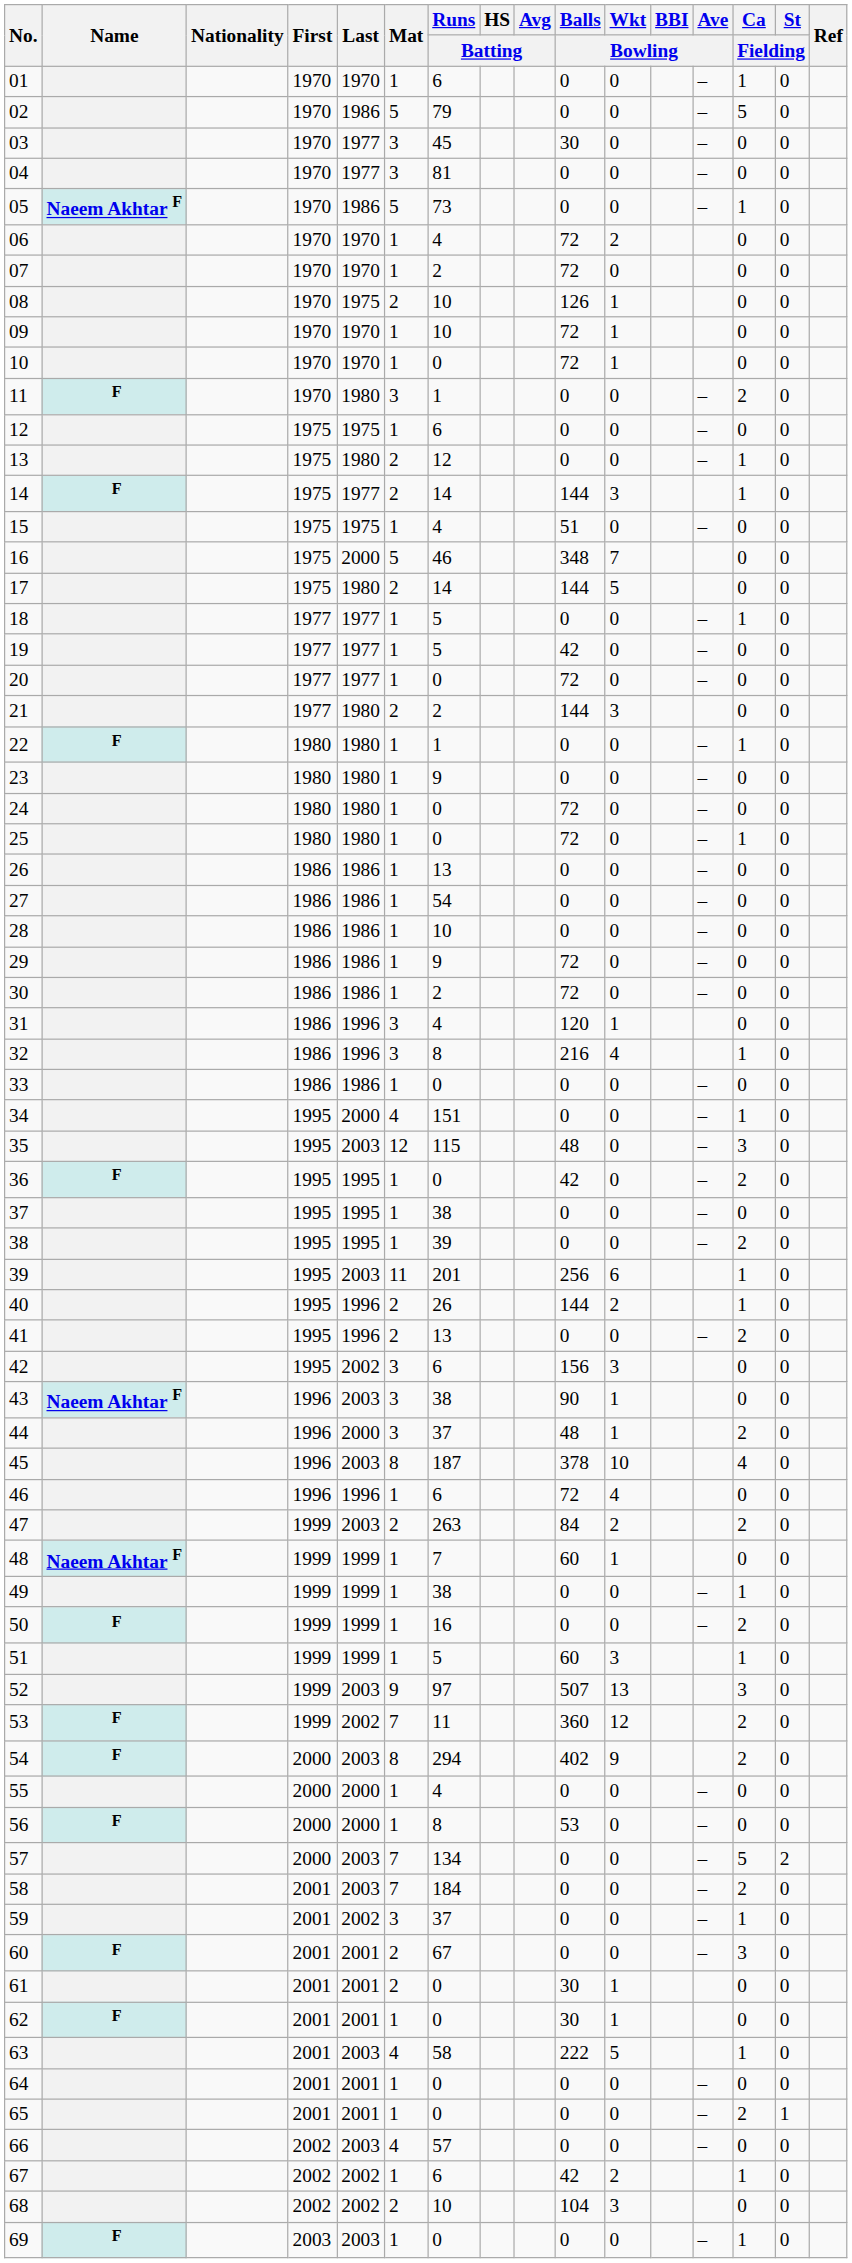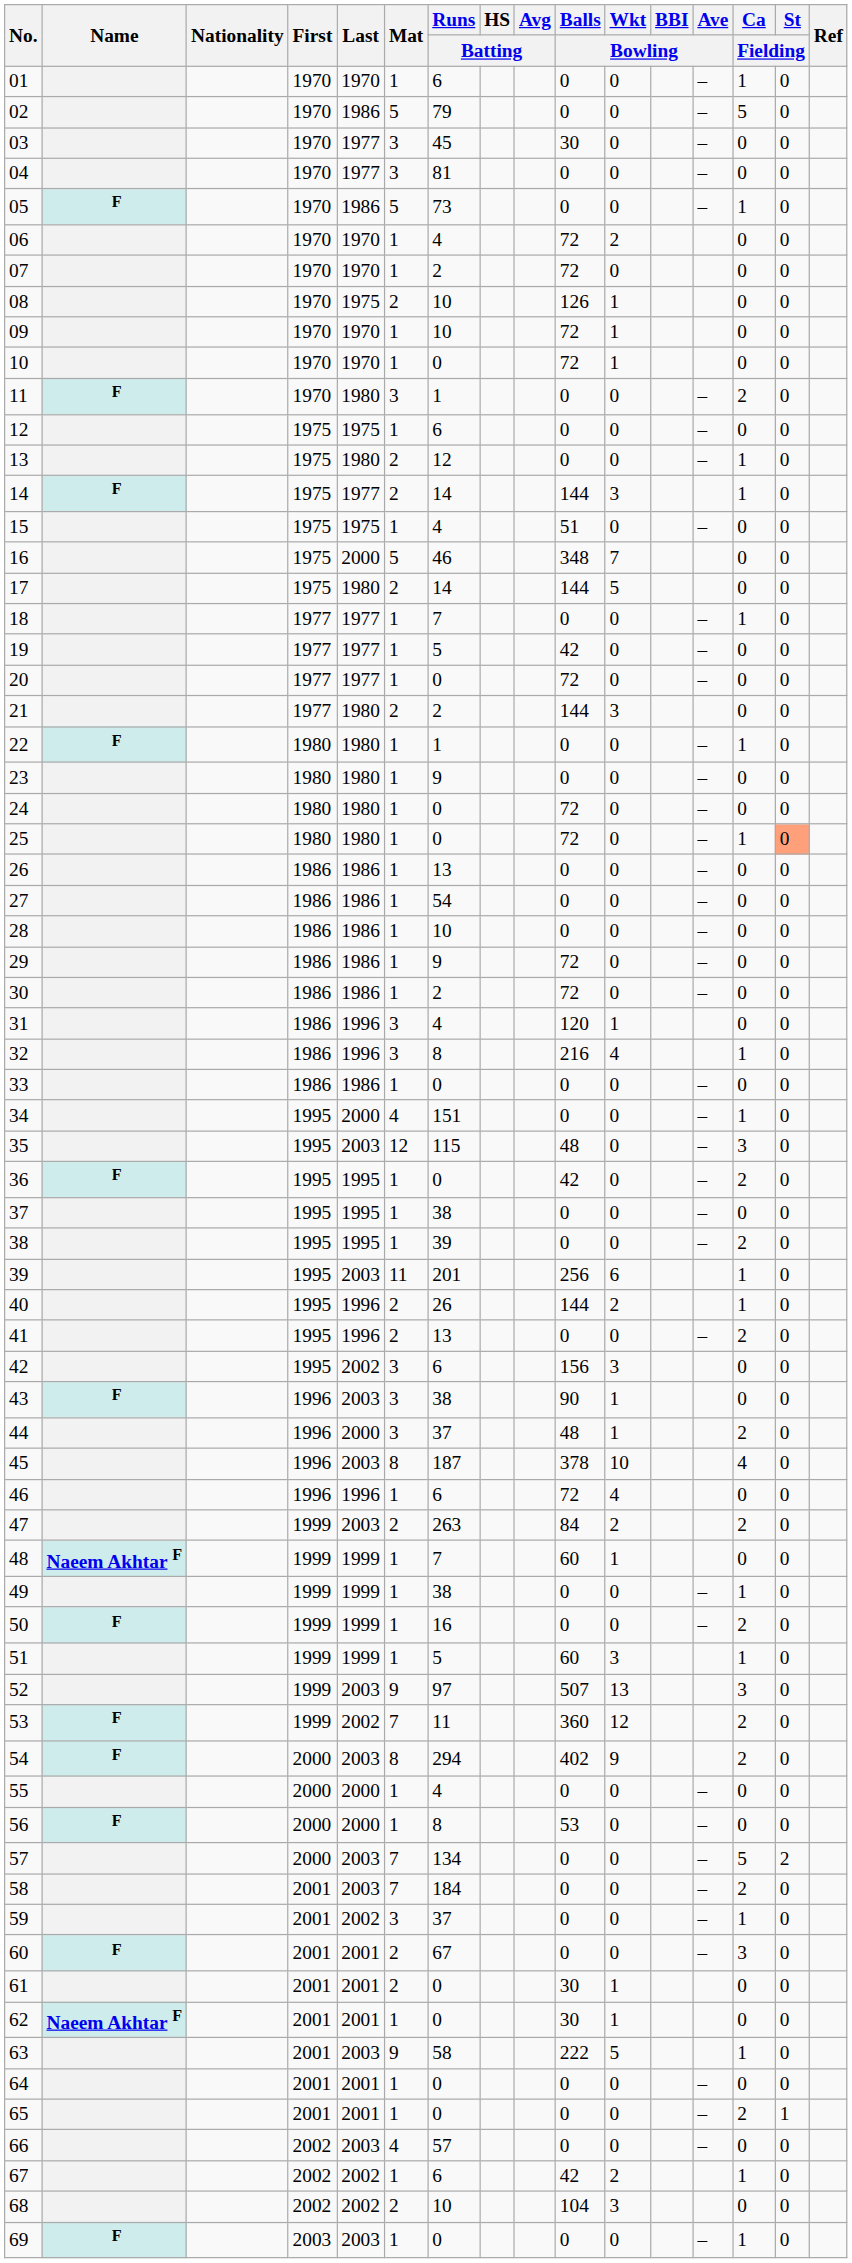(114, 206) Naeem Akhtar F -> (114, 206) F
(437, 618) 5 -> (437, 618) 7
(785, 839) no background -> (785, 839) lightsalmon background
(114, 1399) Naeem Akhtar F -> (114, 1399) F
(114, 2019) F -> (114, 2019) Naeem Akhtar F
(394, 2052) 4 -> (394, 2052) 9
